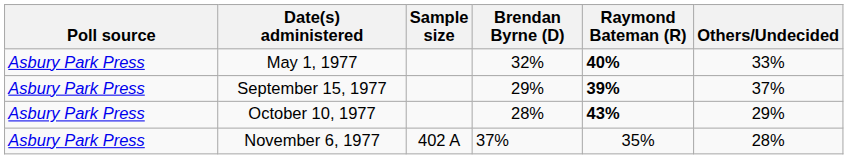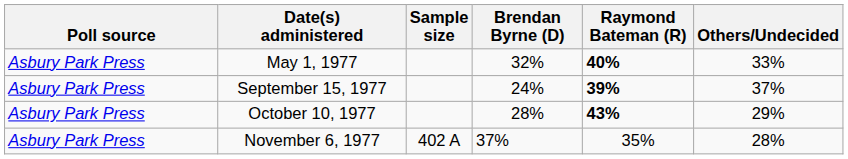(527, 88) 29% -> (527, 88) 24%
